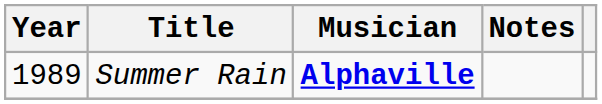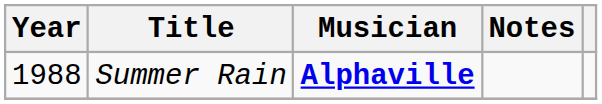(47, 76) 1989 -> (47, 76) 1988
